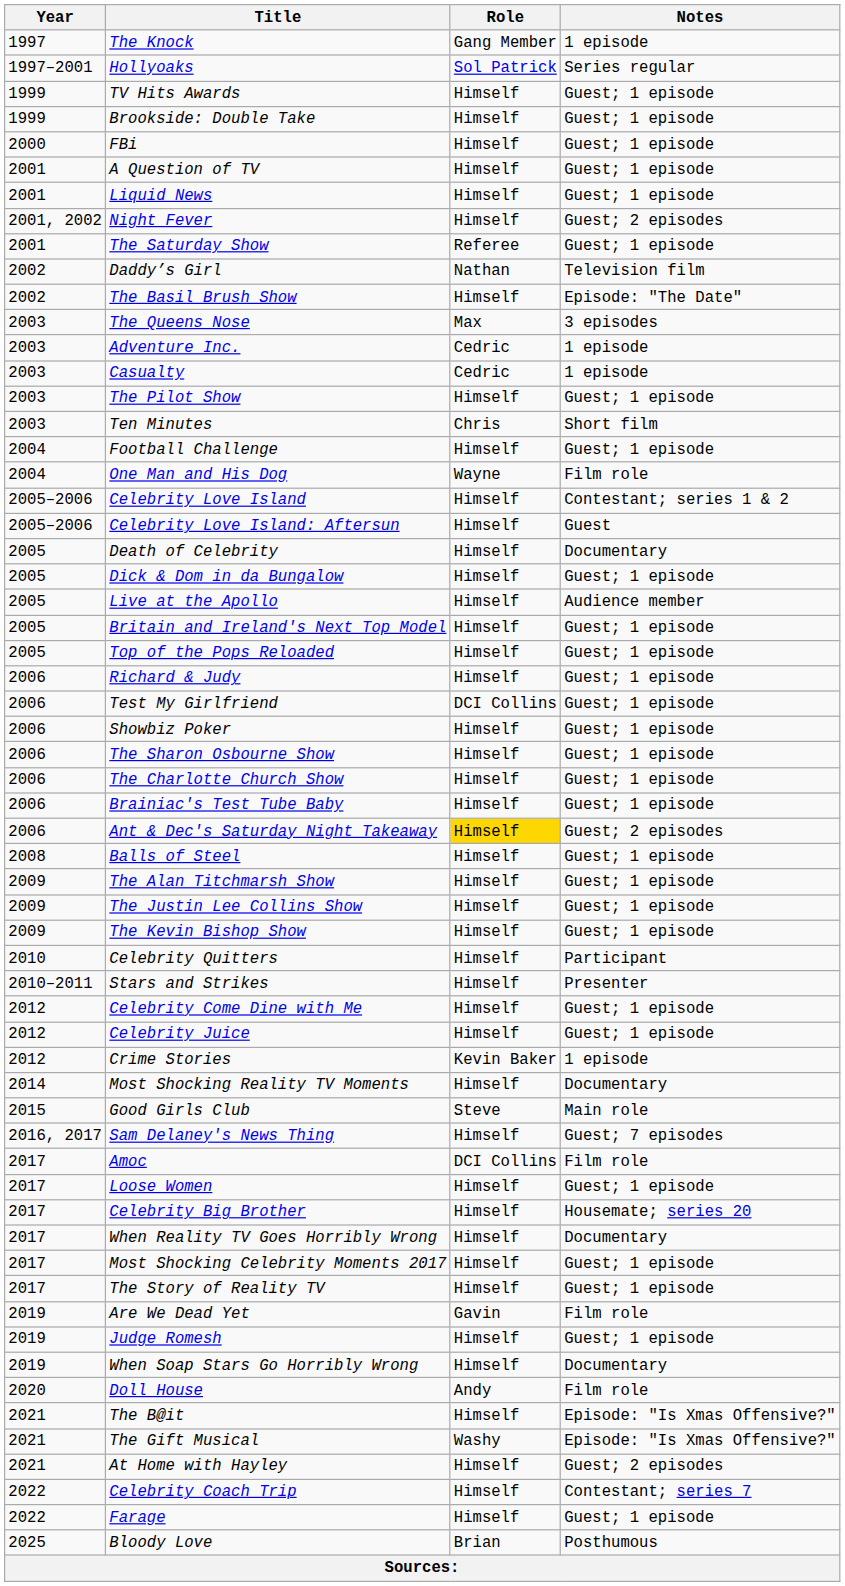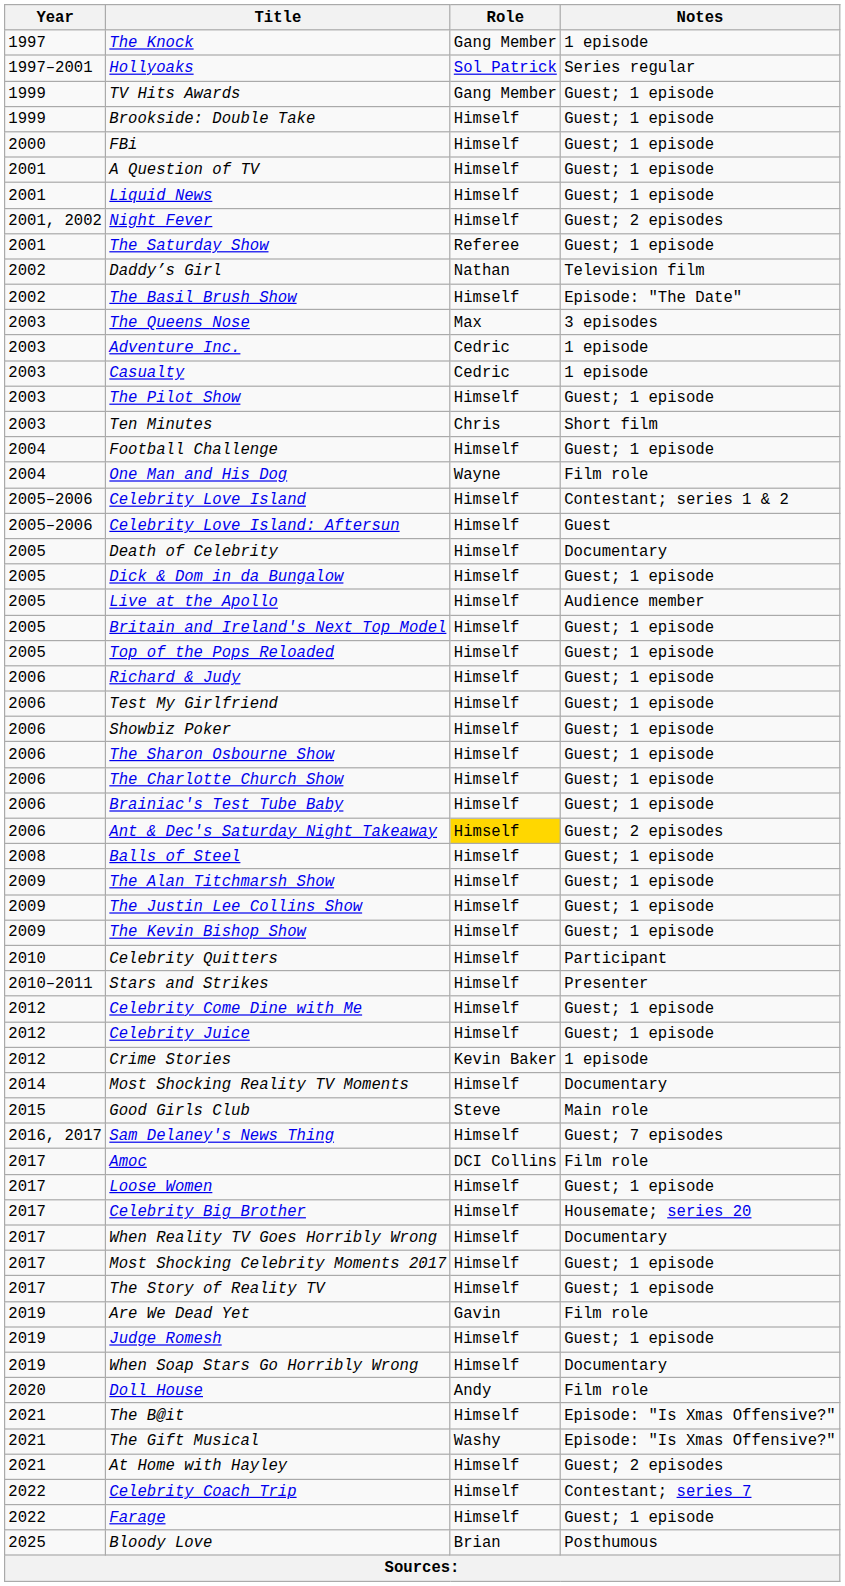(487, 94) Himself -> (505, 94) Gang Member
(505, 704) DCI Collins -> (487, 704) Himself
